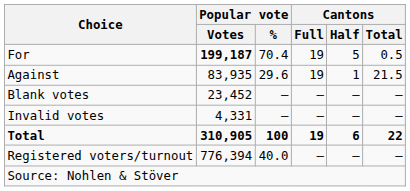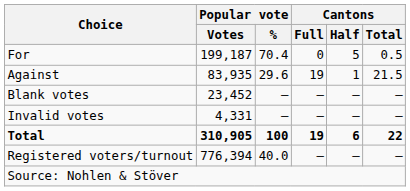(226, 55) bold -> (226, 55) normal
(317, 55) 19 -> (320, 55) 0
